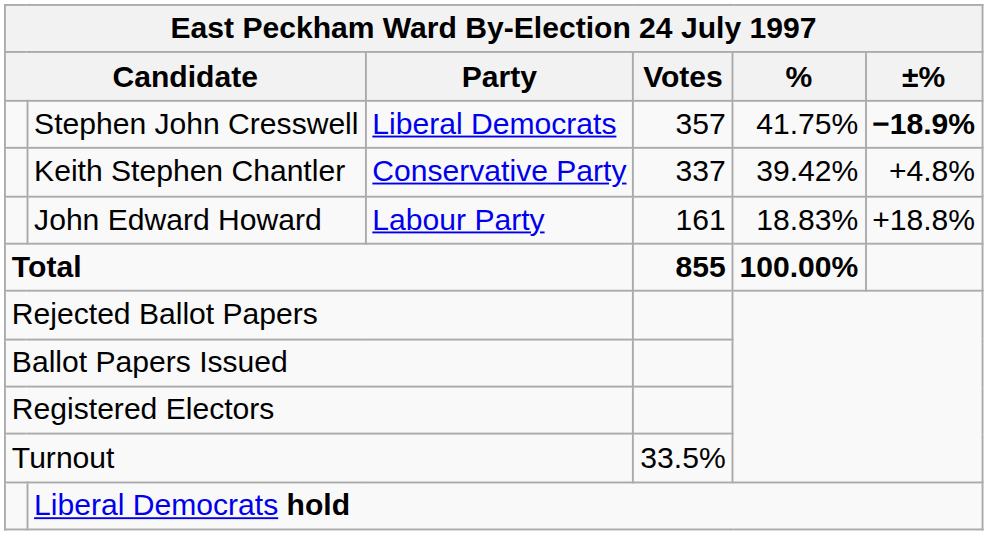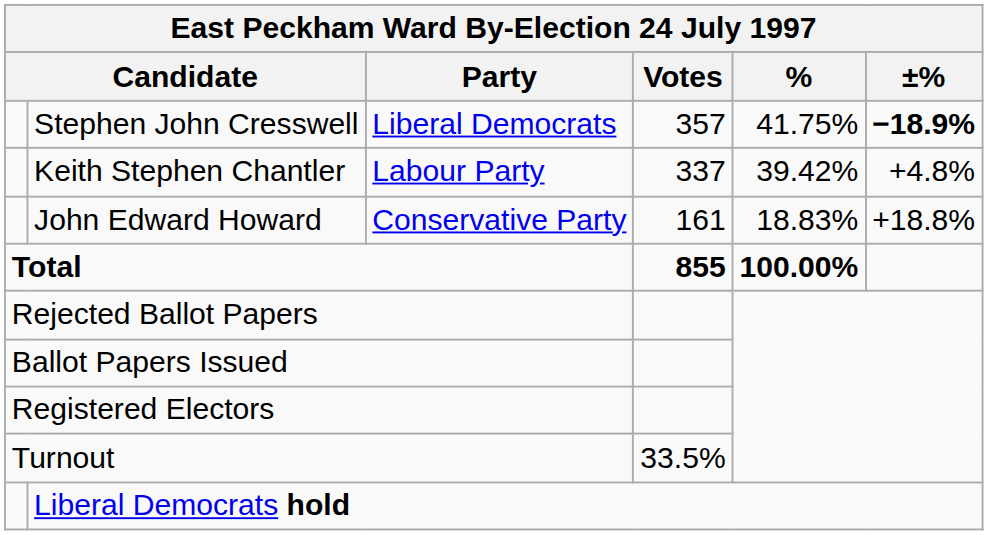(499, 171) Conservative Party -> (458, 171) Labour Party
(458, 219) Labour Party -> (499, 219) Conservative Party
